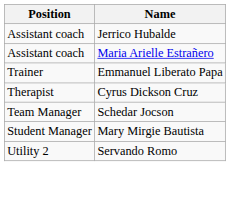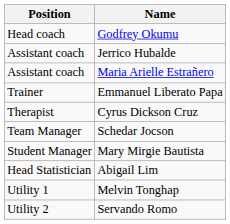+ row: (138, 33)
+ row: (128, 170)
+ row: (138, 190)
